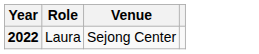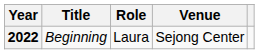+ column: (76, 15)
